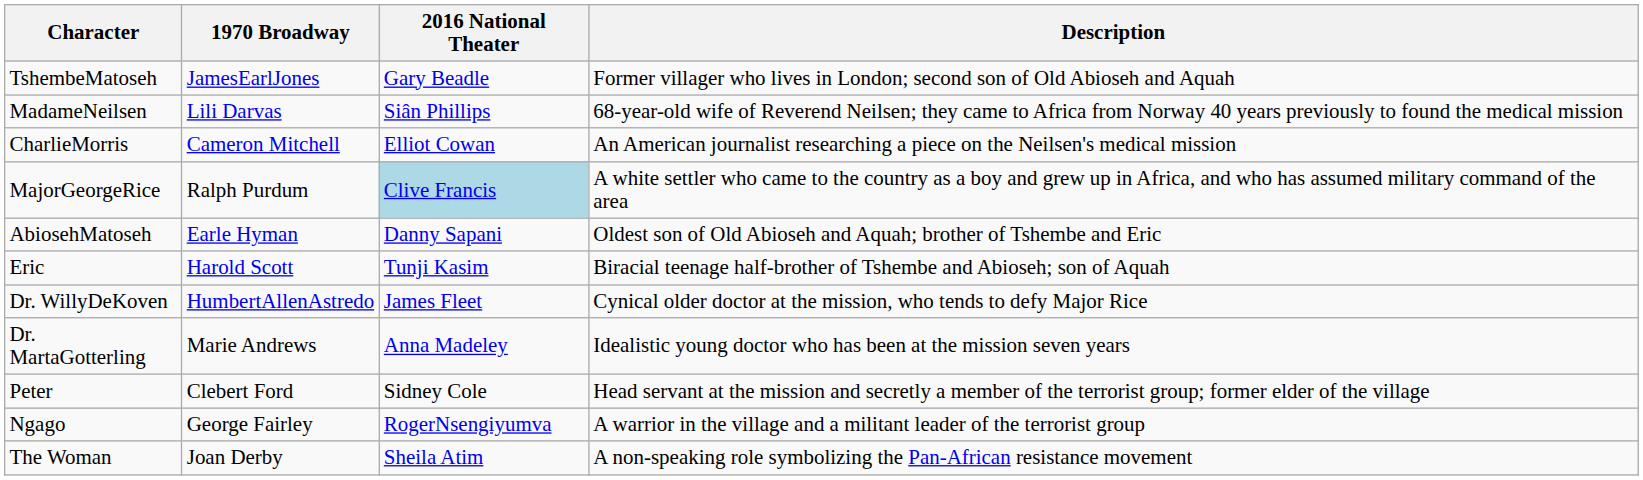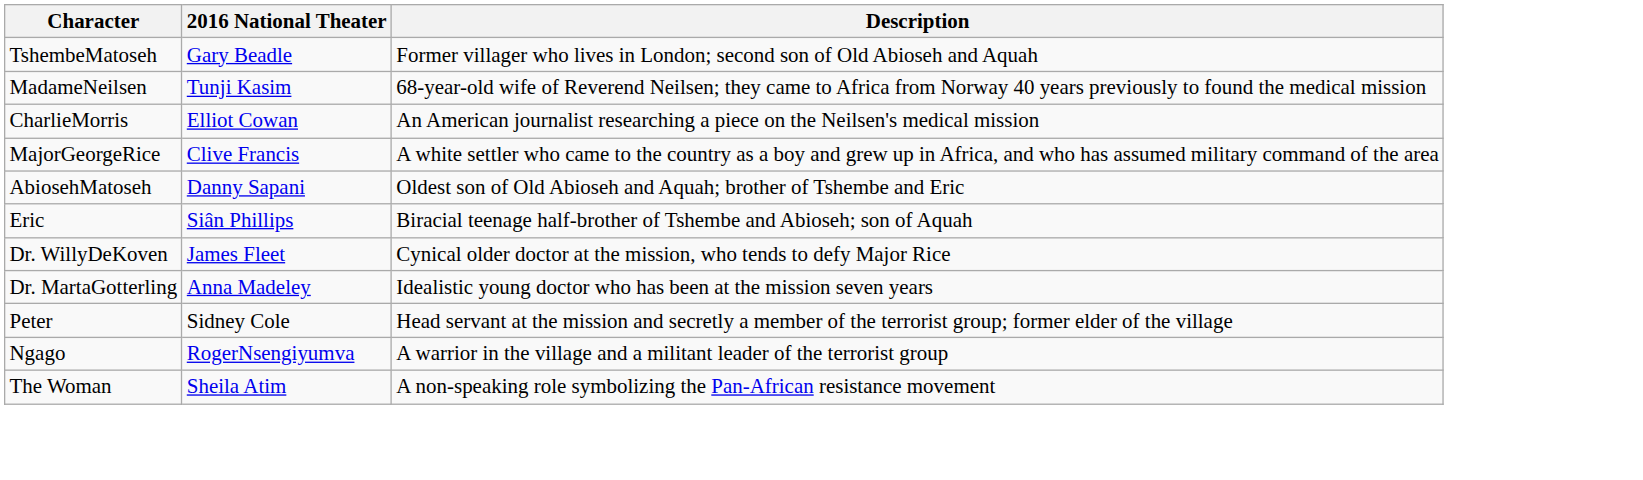- column: (280, 32)
(437, 111) Siân Phillips -> (239, 87) Tunji Kasim
(440, 189) lightblue background -> (243, 154) no background
(436, 267) Tunji Kasim -> (240, 220) Siân Phillips
